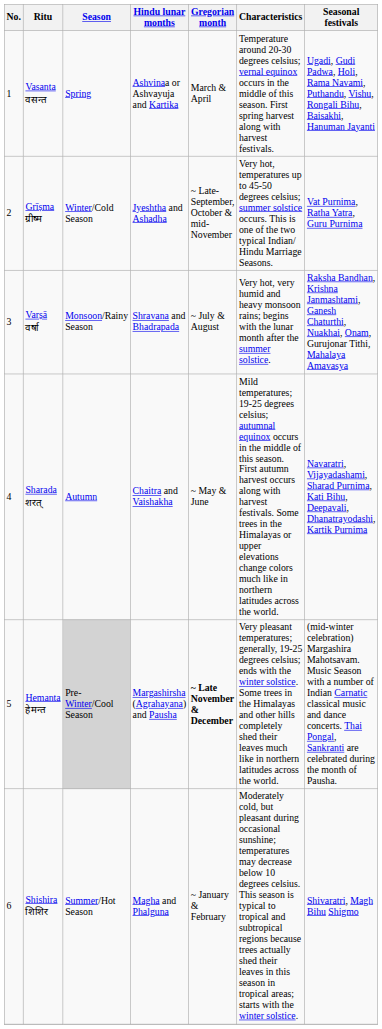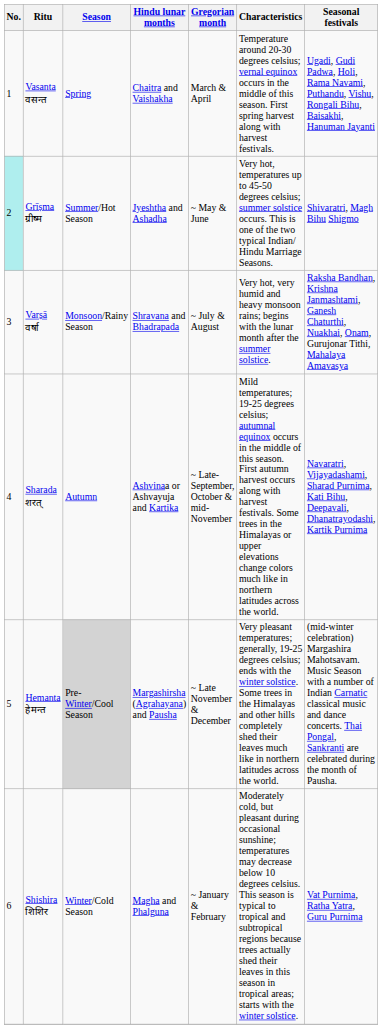(156, 93) Ashvinaa or Ashvayuja and Kartika -> (155, 93) Chaitra and Vaishakha
(9, 213) no background -> (9, 213) paleturquoise background
(89, 213) Winter/Cold Season -> (90, 213) Summer/Hot Season
(213, 213) ~ Late- September, October & mid-November -> (209, 213) ~ May & June
(335, 213) Vat Purnima, Ratha Yatra, Guru Purnima -> (340, 213) Shivaratri, Magh Bihu Shigmo
(155, 496) Chaitra and Vaishakha -> (156, 496) Ashvinaa or Ashvayuja and Kartika
(209, 496) ~ May & June -> (213, 496) ~ Late- September, October & mid-November
(212, 704) bold -> (211, 704) normal
(90, 906) Summer/Hot Season -> (89, 906) Winter/Cold Season
(340, 906) Shivaratri, Magh Bihu Shigmo -> (335, 906) Vat Purnima, Ratha Yatra, Guru Purnima
